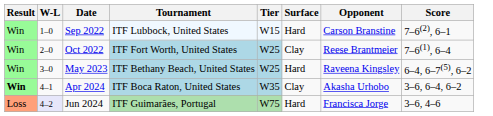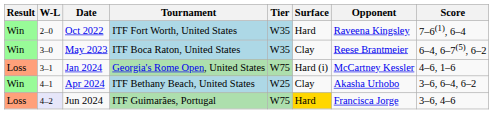- row: (85, 30)
(270, 49) W25 -> (280, 30) W35
(294, 49) Clay -> (305, 30) Hard
(360, 49) Reese Brantmeier -> (372, 30) Raveena Kingsley
(183, 69) ITF Bethany Beach, United States -> (176, 49) ITF Boca Raton, United States
(270, 69) W25 -> (280, 49) W35
(295, 69) Hard -> (305, 49) Clay
(361, 69) Raveena Kingsley -> (371, 49) Reese Brantmeier
+ row: (84, 67)
(16, 87) bold -> (15, 84) normal
(176, 87) ITF Boca Raton, United States -> (183, 84) ITF Bethany Beach, United States
(270, 87) W35 -> (280, 84) W25
(295, 103) no background -> (305, 100) gold background
